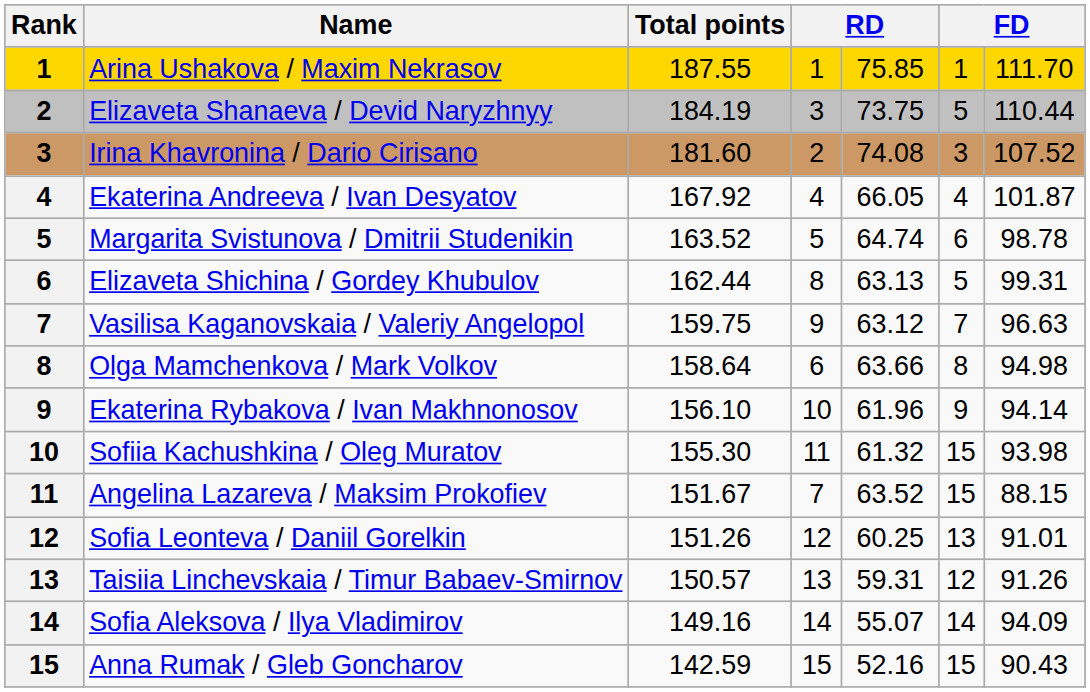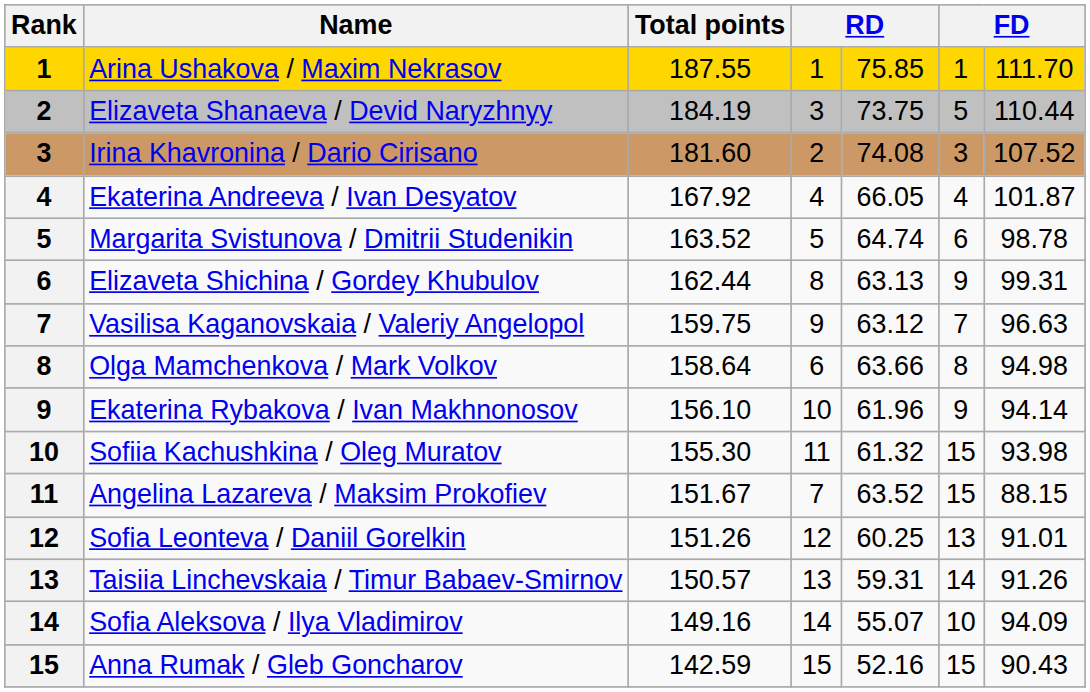(961, 281) 5 -> (961, 281) 9
(961, 580) 12 -> (961, 580) 14
(961, 622) 14 -> (961, 622) 10
